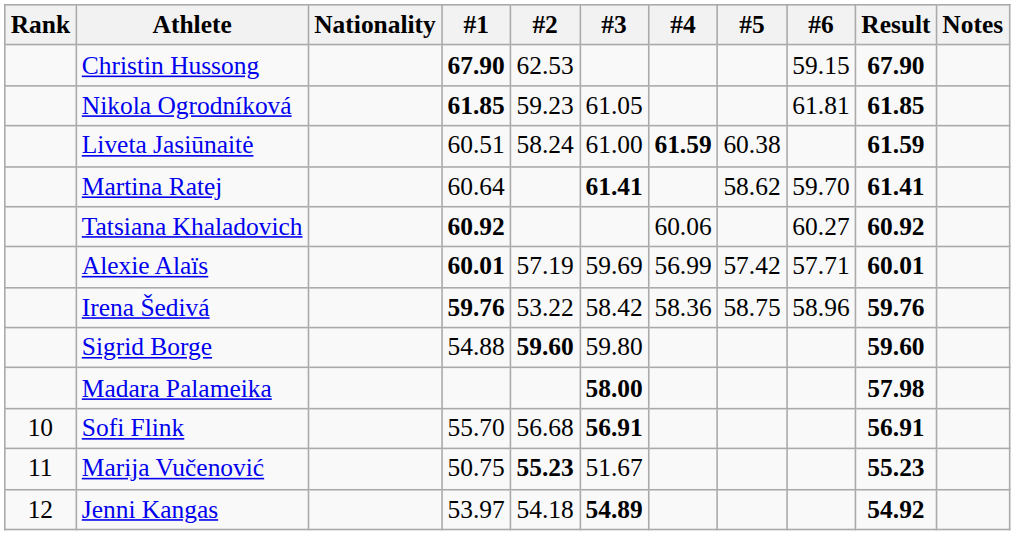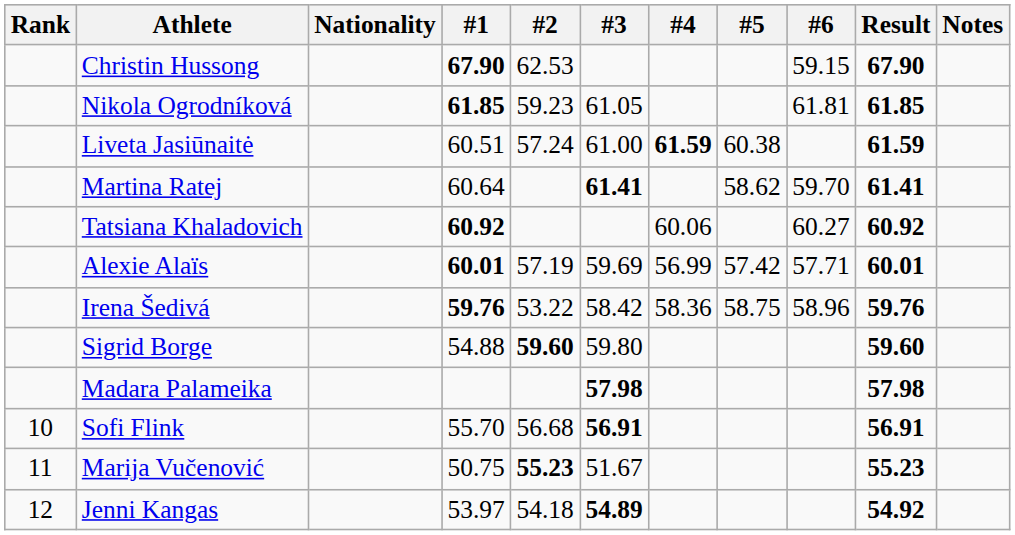(545, 145) 58.24 -> (545, 145) 57.24
(614, 387) 58.00 -> (614, 387) 57.98
